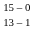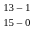rows swapped: (17, 8) <-> (17, 22)
